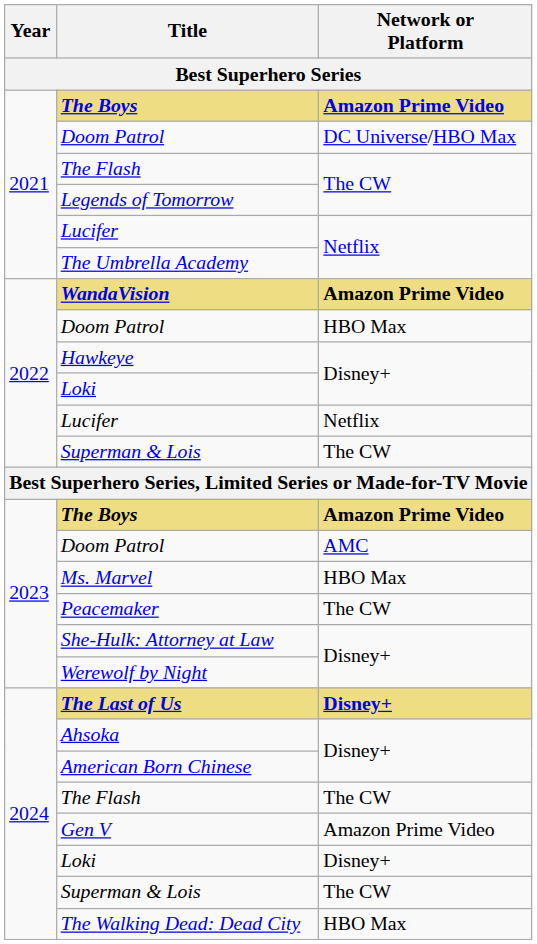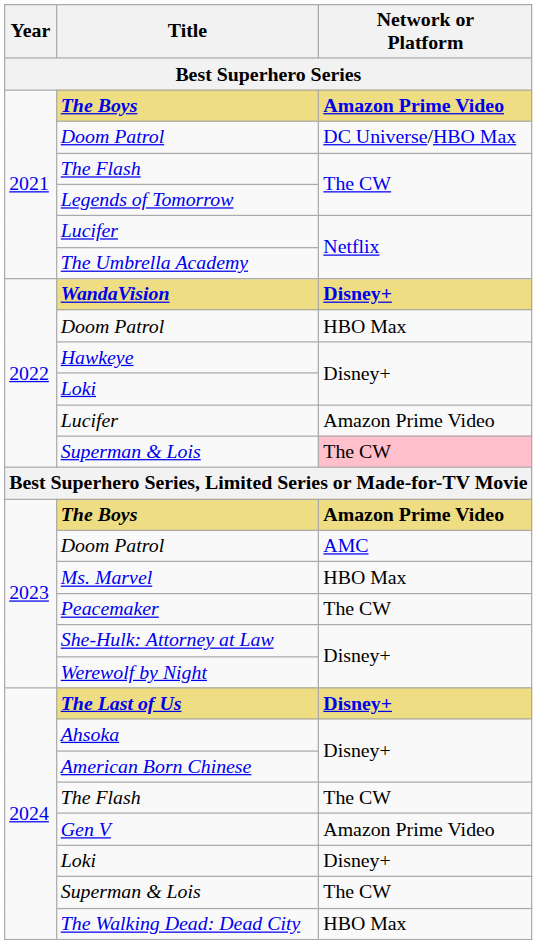(414, 294) Amazon Prime Video -> (358, 294) Disney+
(351, 420) Netflix -> (409, 420) Amazon Prime Video
(357, 451) no background -> (357, 451) pink background
